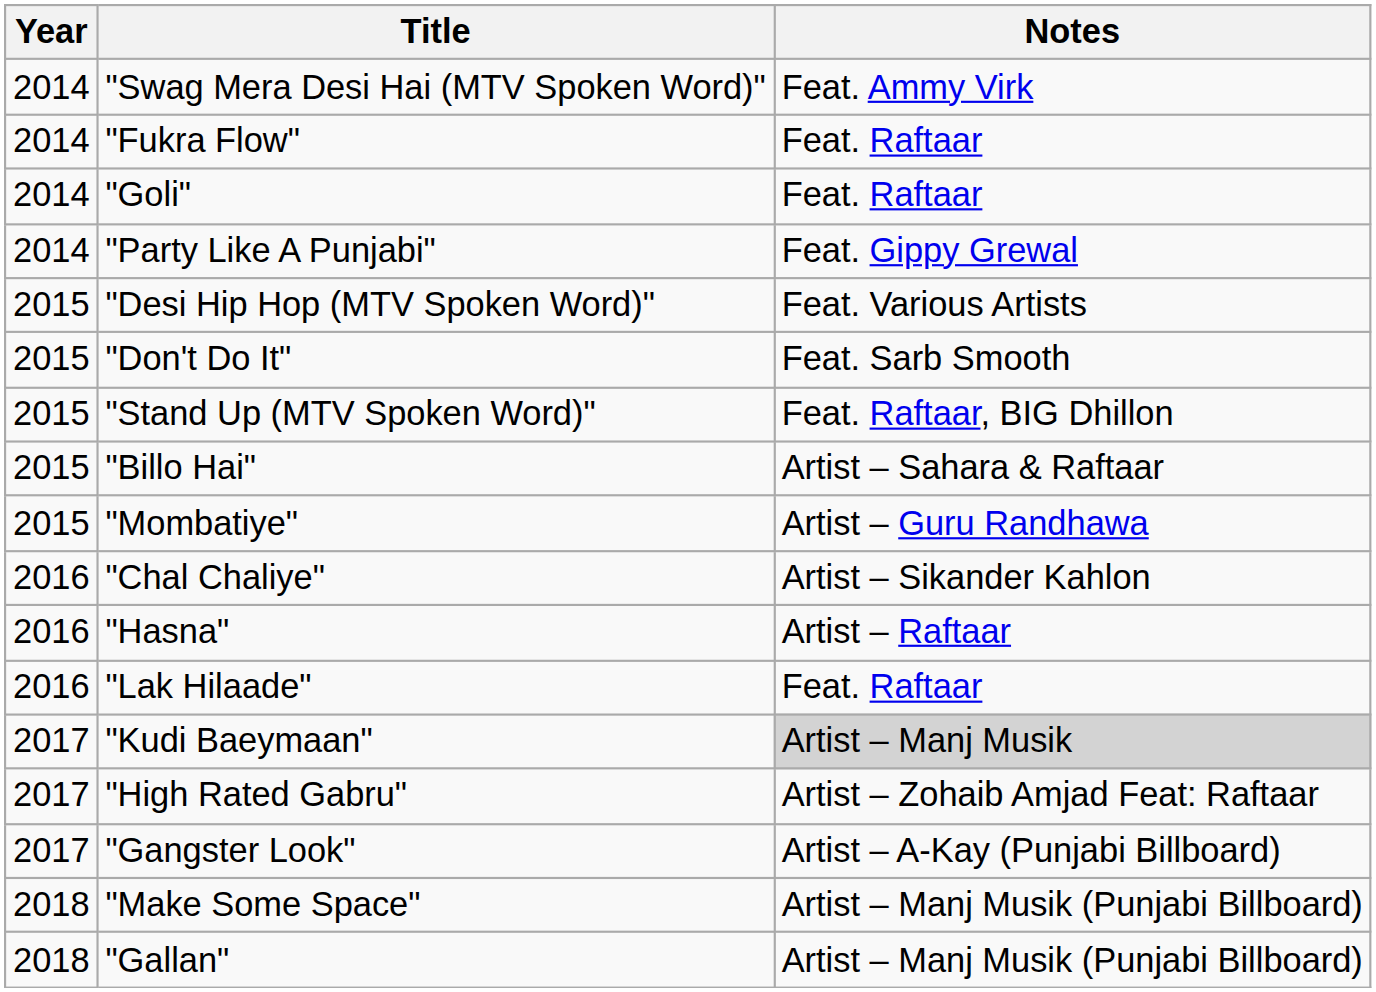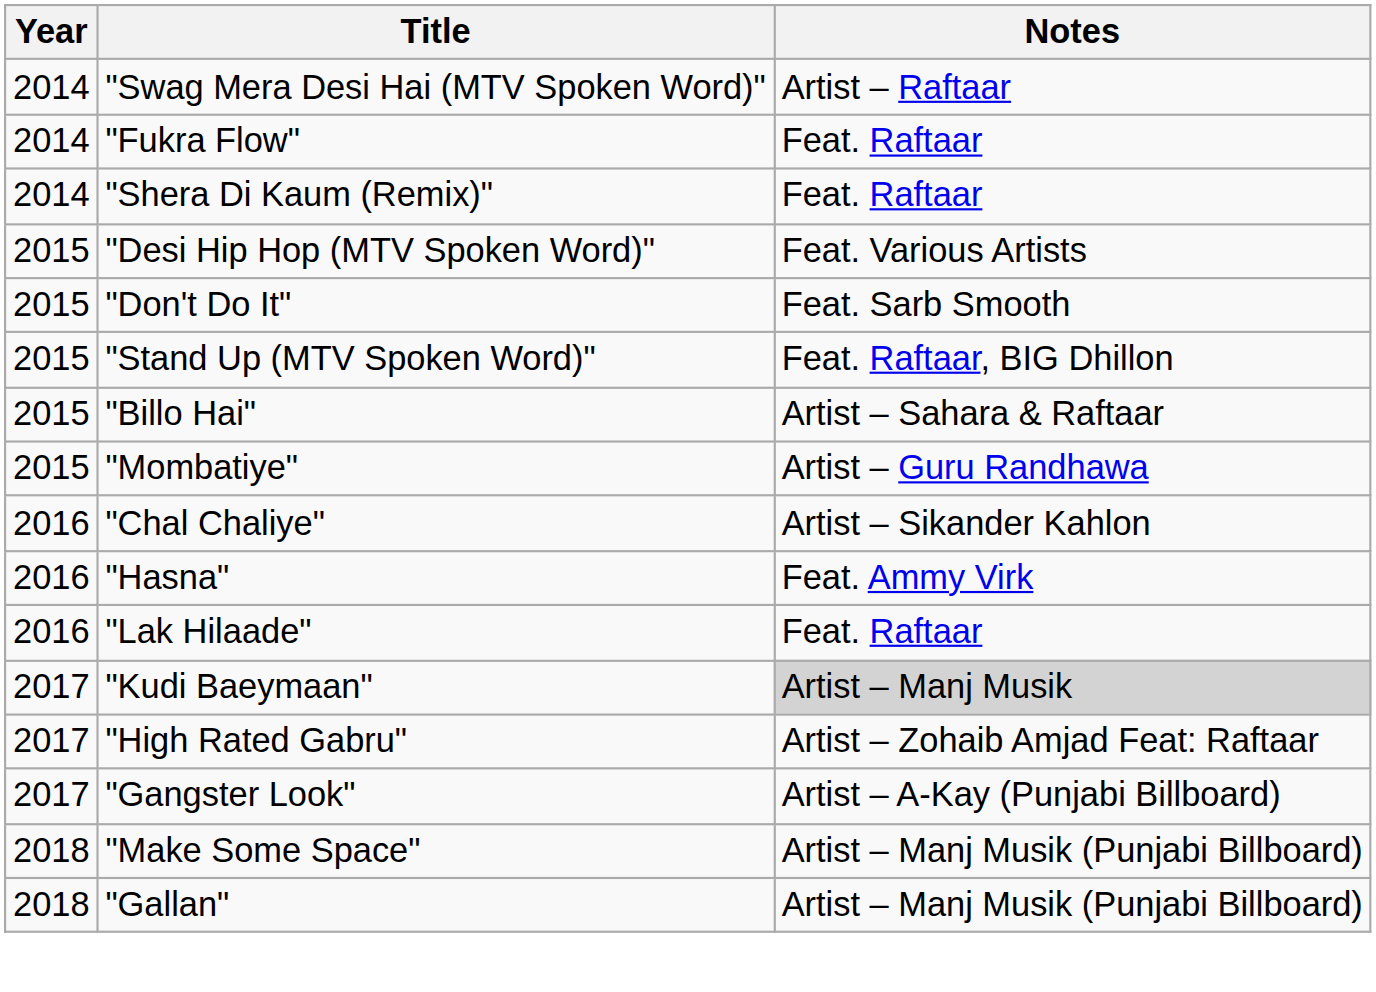(907, 86) Feat. Ammy Virk -> (896, 86) Artist – Raftaar
- row: (148, 195)
+ row: (299, 195)
- row: (271, 250)
(896, 631) Artist – Raftaar -> (907, 577) Feat. Ammy Virk
